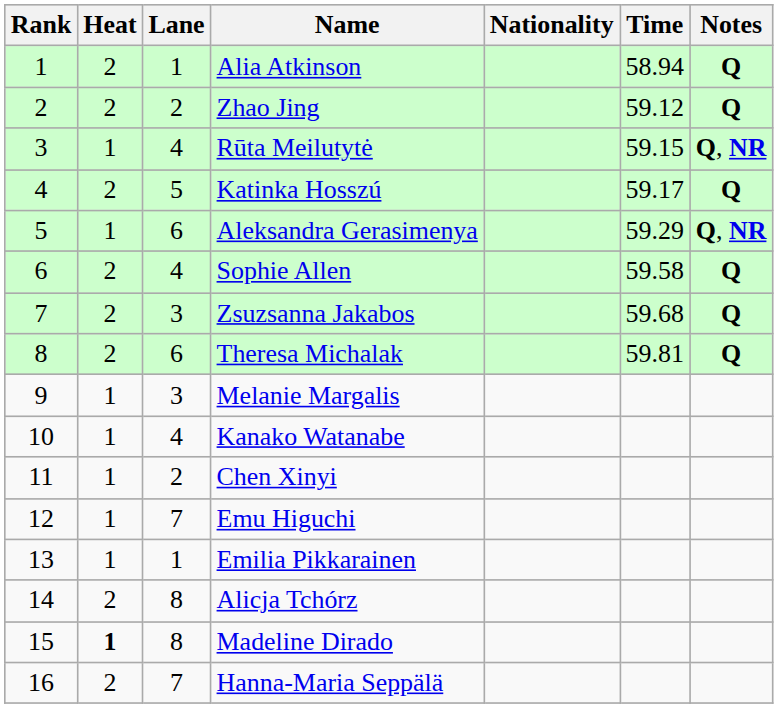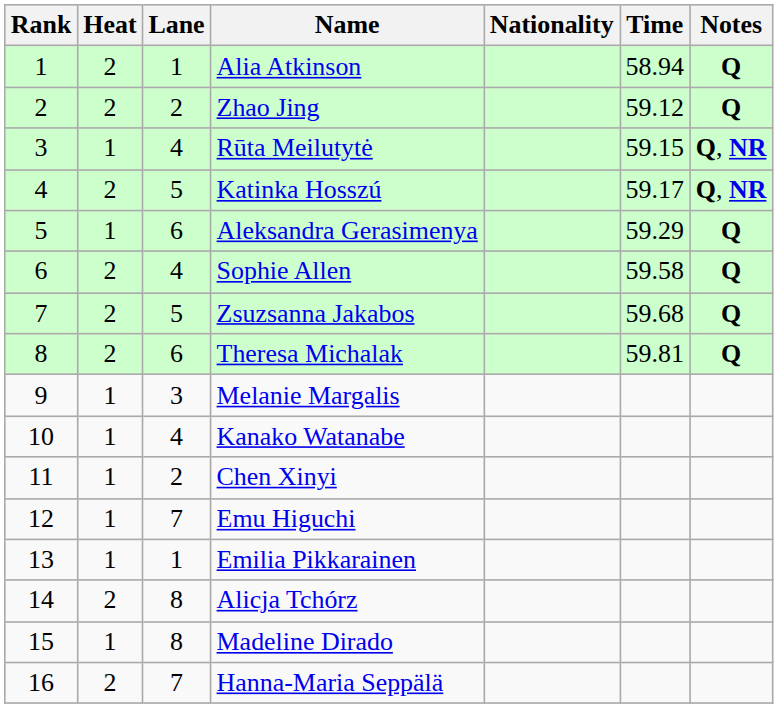(731, 189) Q -> (731, 189) Q, NR
(731, 230) Q, NR -> (731, 230) Q
(177, 312) 3 -> (177, 312) 5
(110, 641) bold -> (110, 641) normal
